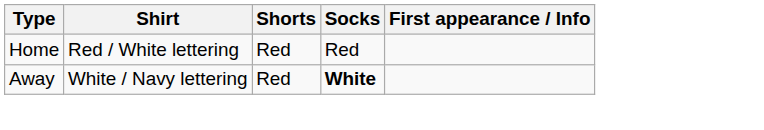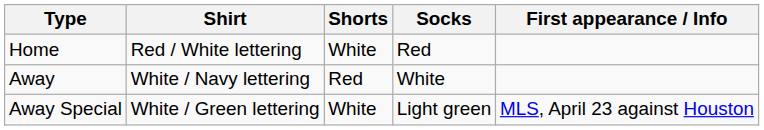(273, 49) Red -> (352, 49) White
(350, 79) bold -> (421, 79) normal
+ row: (65, 109)
